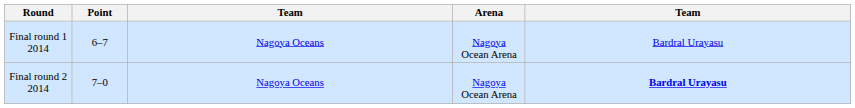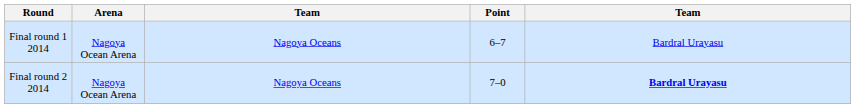columns swapped: (489, 13) <-> (100, 13)
